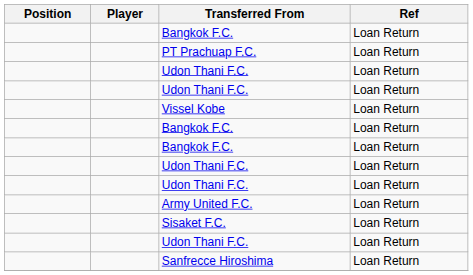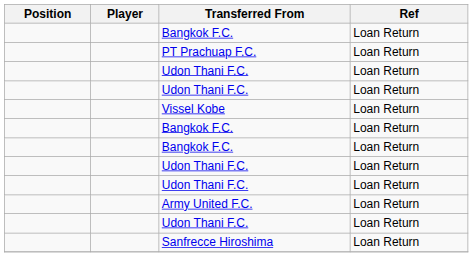- row: (48, 223)
